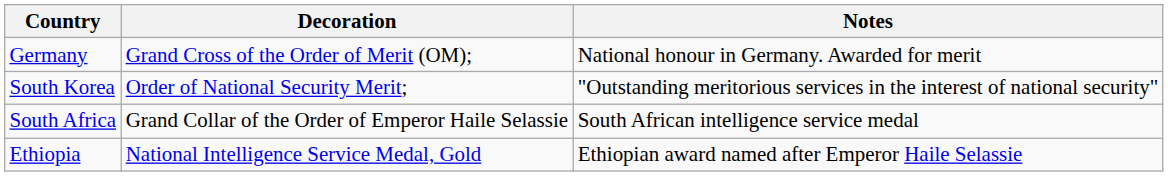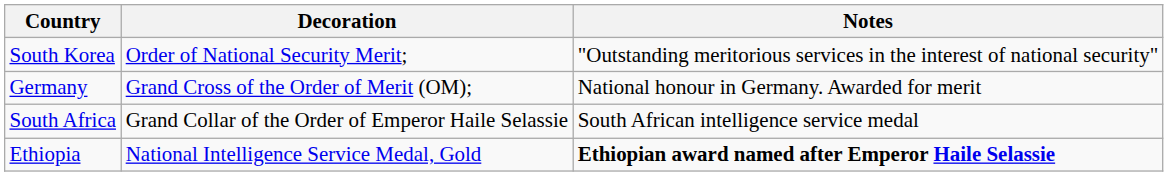rows swapped: (48, 54) <-> (62, 87)
(800, 154) normal -> (816, 154) bold
